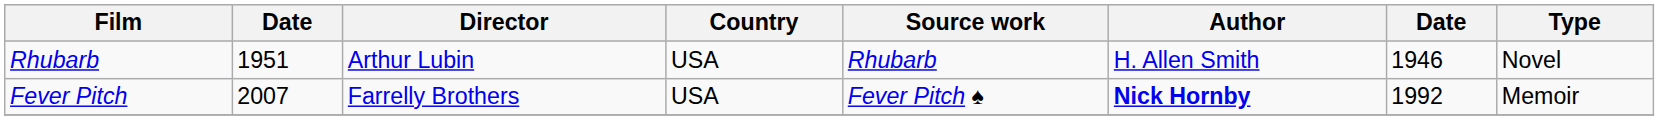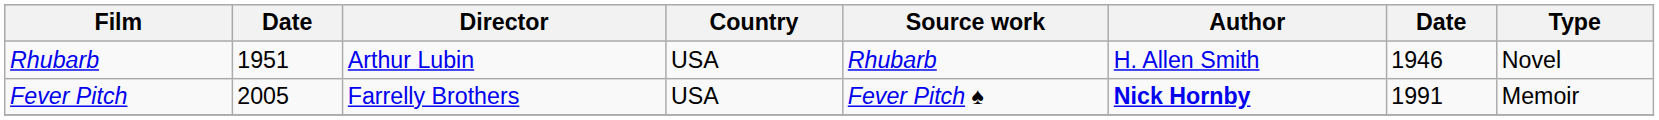(263, 96) 2007 -> (263, 96) 2005
(1417, 96) 1992 -> (1417, 96) 1991
